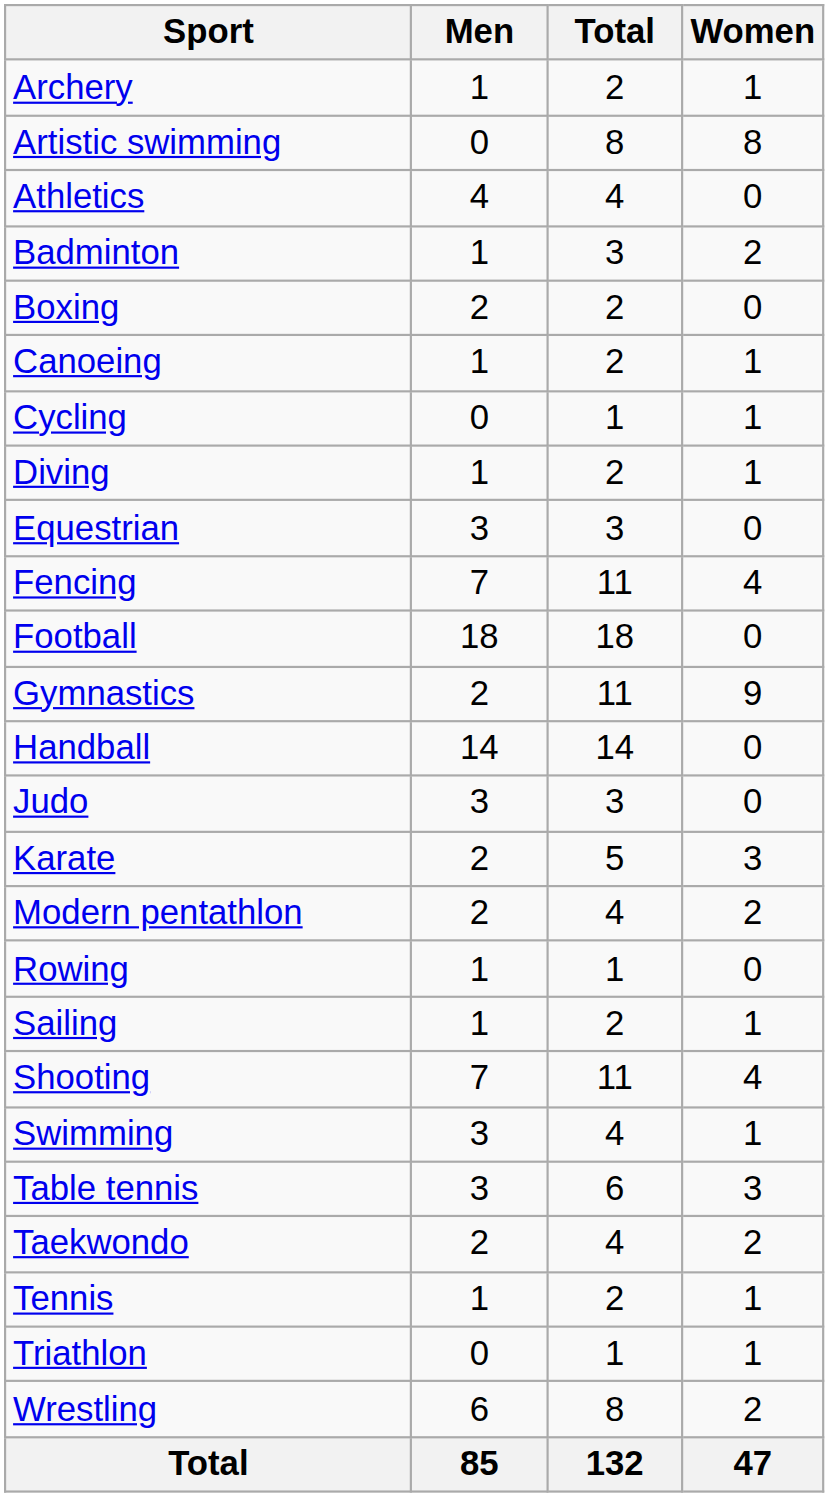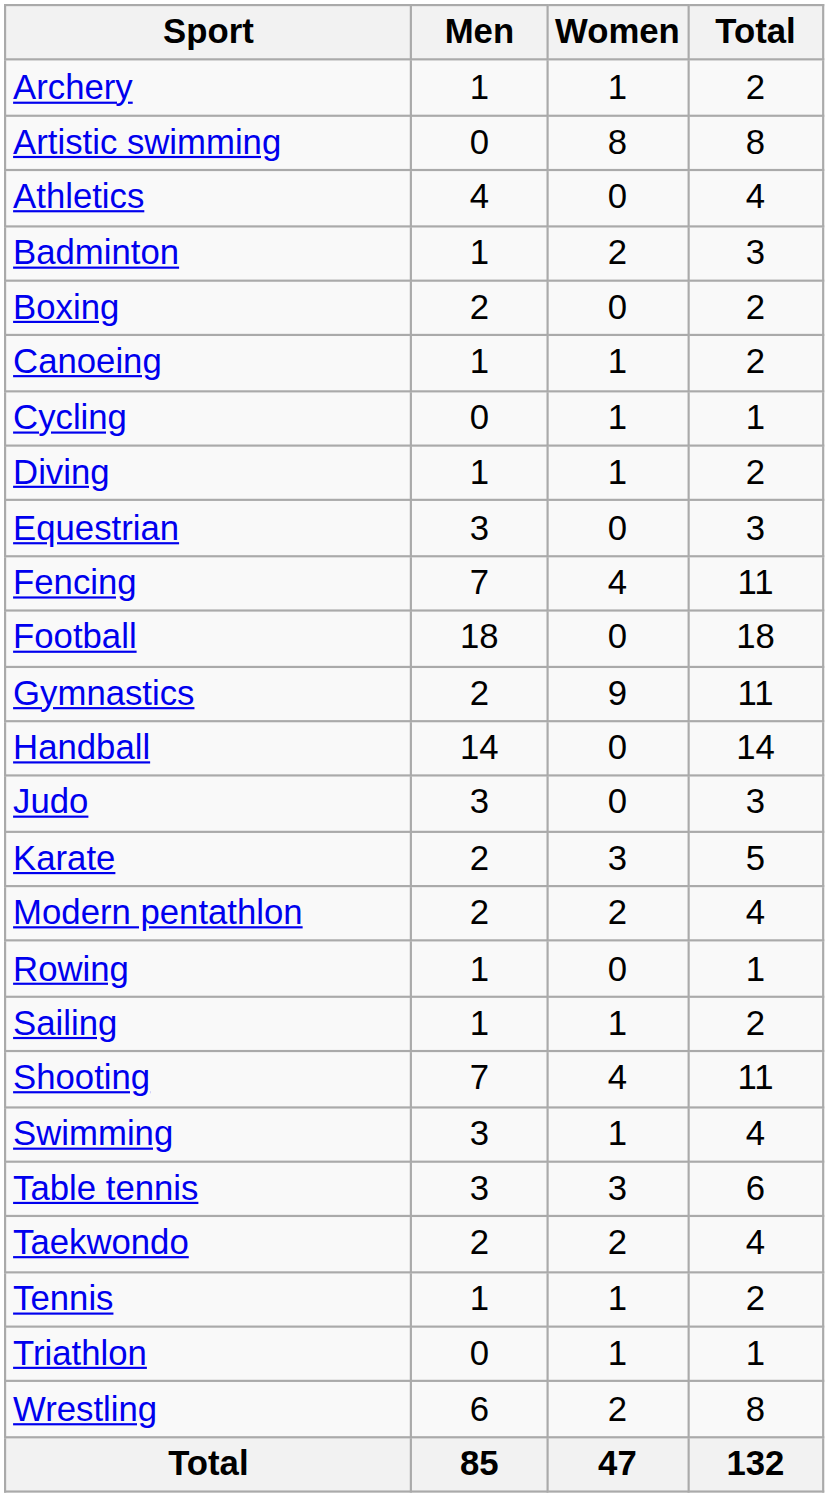columns swapped: (753, 32) <-> (615, 32)
